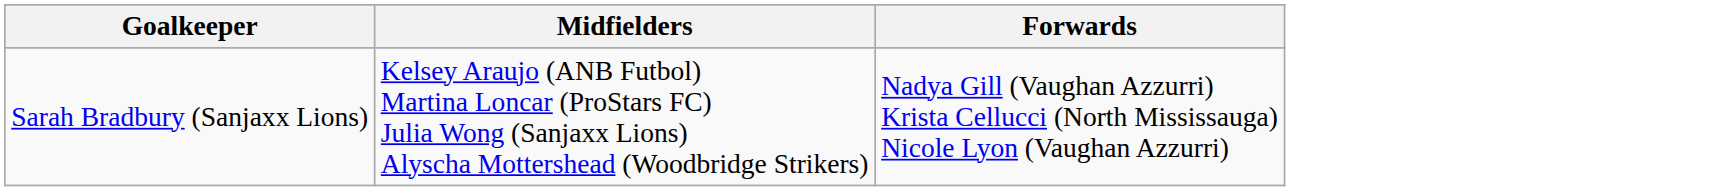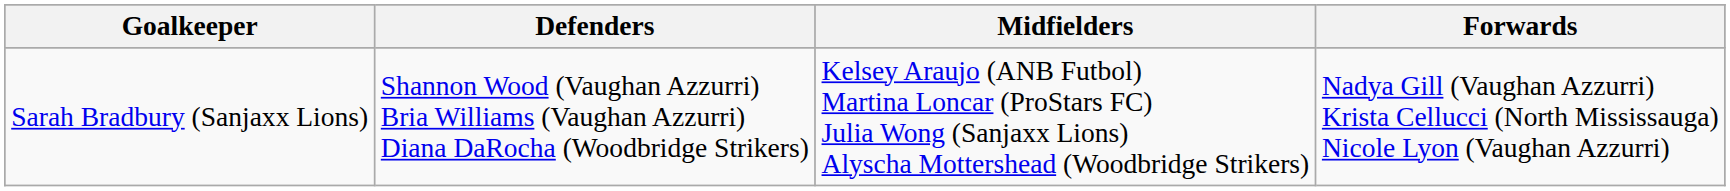+ column: (595, 26)
